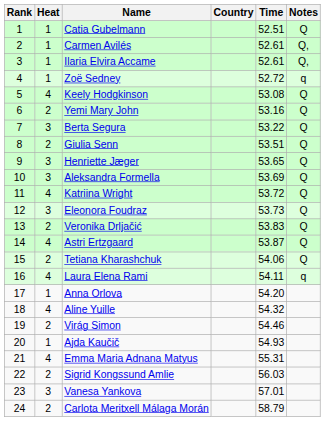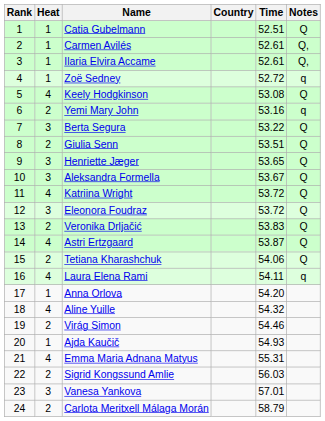(304, 111) Q -> (304, 111) q
(271, 177) 53.69 -> (271, 177) 53.67
(271, 210) 53.73 -> (271, 210) 53.72
